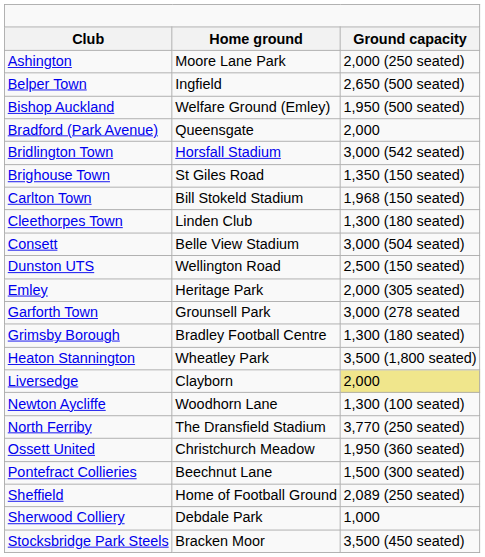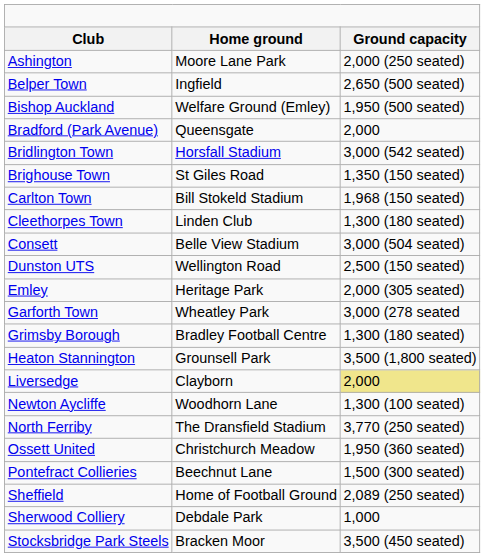(223, 312) Grounsell Park -> (222, 312) Wheatley Park
(222, 358) Wheatley Park -> (223, 358) Grounsell Park
